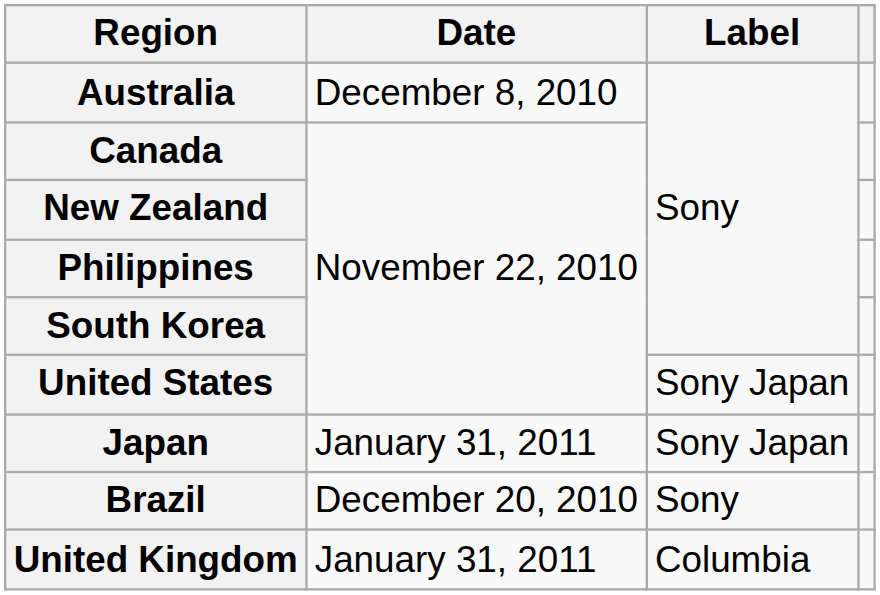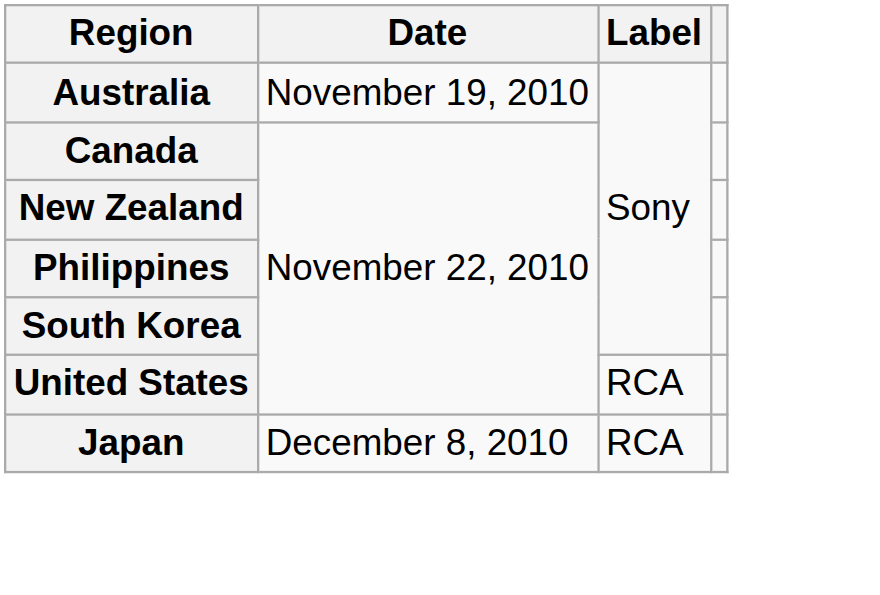(466, 92) December 8, 2010 -> (427, 92) November 19, 2010
(752, 383) Sony Japan -> (645, 383) RCA
(456, 442) January 31, 2011 -> (417, 442) December 8, 2010
(752, 442) Sony Japan -> (645, 442) RCA
- row: (156, 500)
- row: (156, 558)
